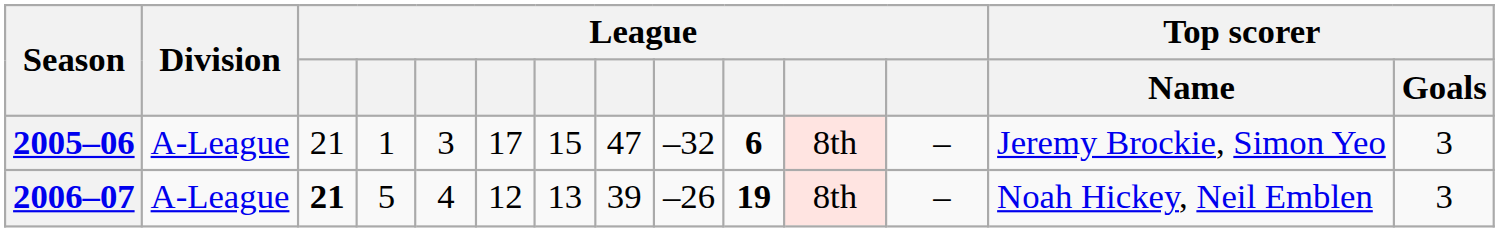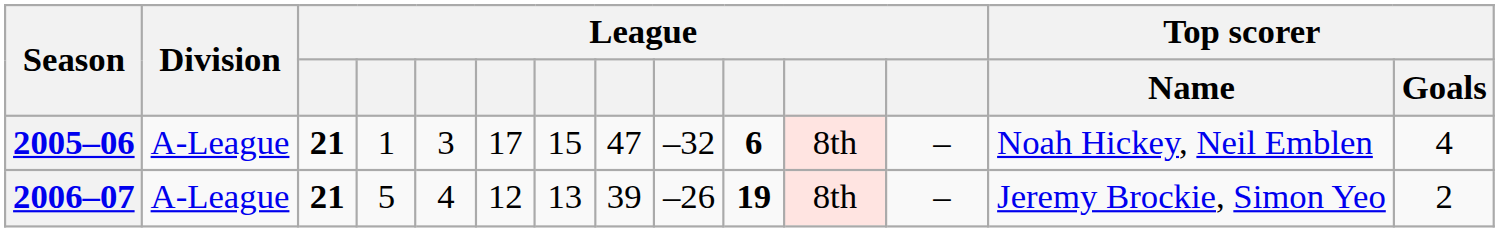(327, 142) normal -> (327, 142) bold
(1191, 142) Jeremy Brockie, Simon Yeo -> (1185, 142) Noah Hickey, Neil Emblen
(1444, 142) 3 -> (1444, 142) 4
(1185, 197) Noah Hickey, Neil Emblen -> (1191, 197) Jeremy Brockie, Simon Yeo
(1444, 197) 3 -> (1444, 197) 2
